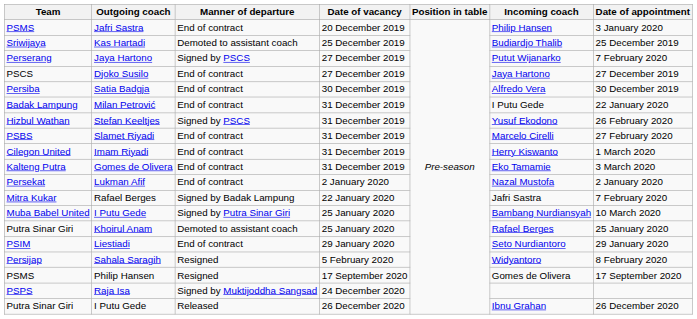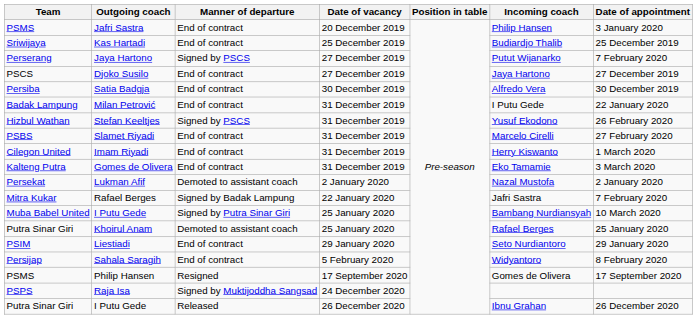(237, 43) Demoted to assistant coach -> (210, 43) End of contract
(210, 182) End of contract -> (237, 182) Demoted to assistant coach
(198, 259) Resigned -> (210, 259) End of contract
